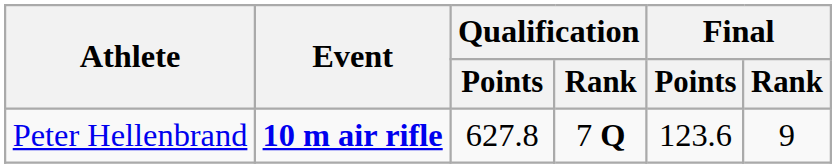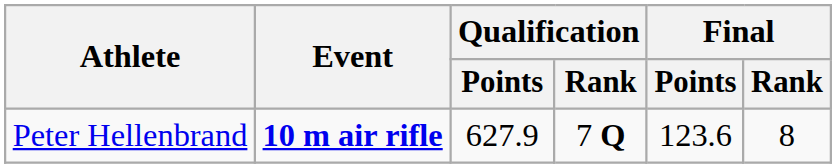(502, 135) 627.8 -> (502, 135) 627.9
(787, 135) 9 -> (787, 135) 8
